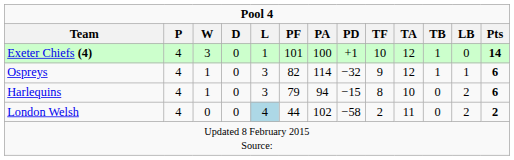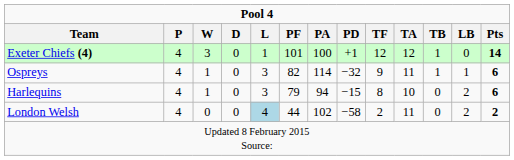(380, 53) 10 -> (380, 53) 12
(409, 72) 12 -> (409, 72) 11
